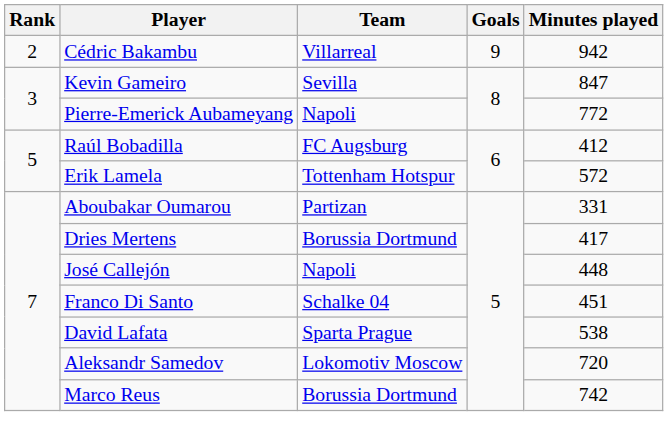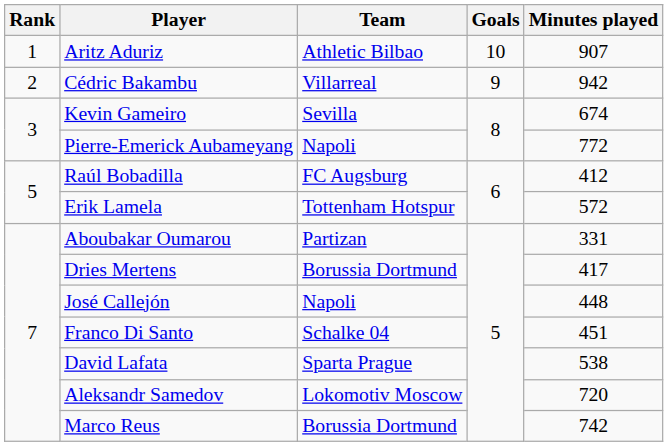+ row: (114, 51)
(593, 82) 847 -> (593, 113) 674
